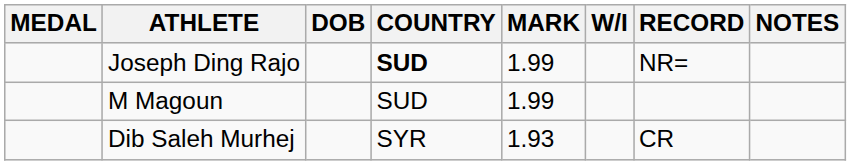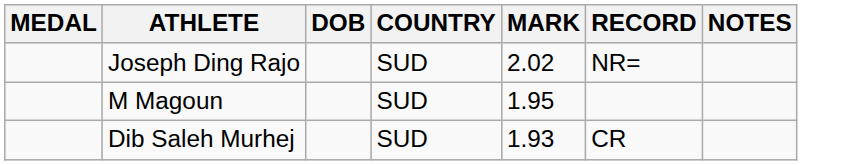- column: (609, 23)
(402, 62) bold -> (402, 62) normal
(531, 62) 1.99 -> (531, 62) 2.02
(531, 100) 1.99 -> (531, 100) 1.95
(402, 139) SYR -> (402, 139) SUD
